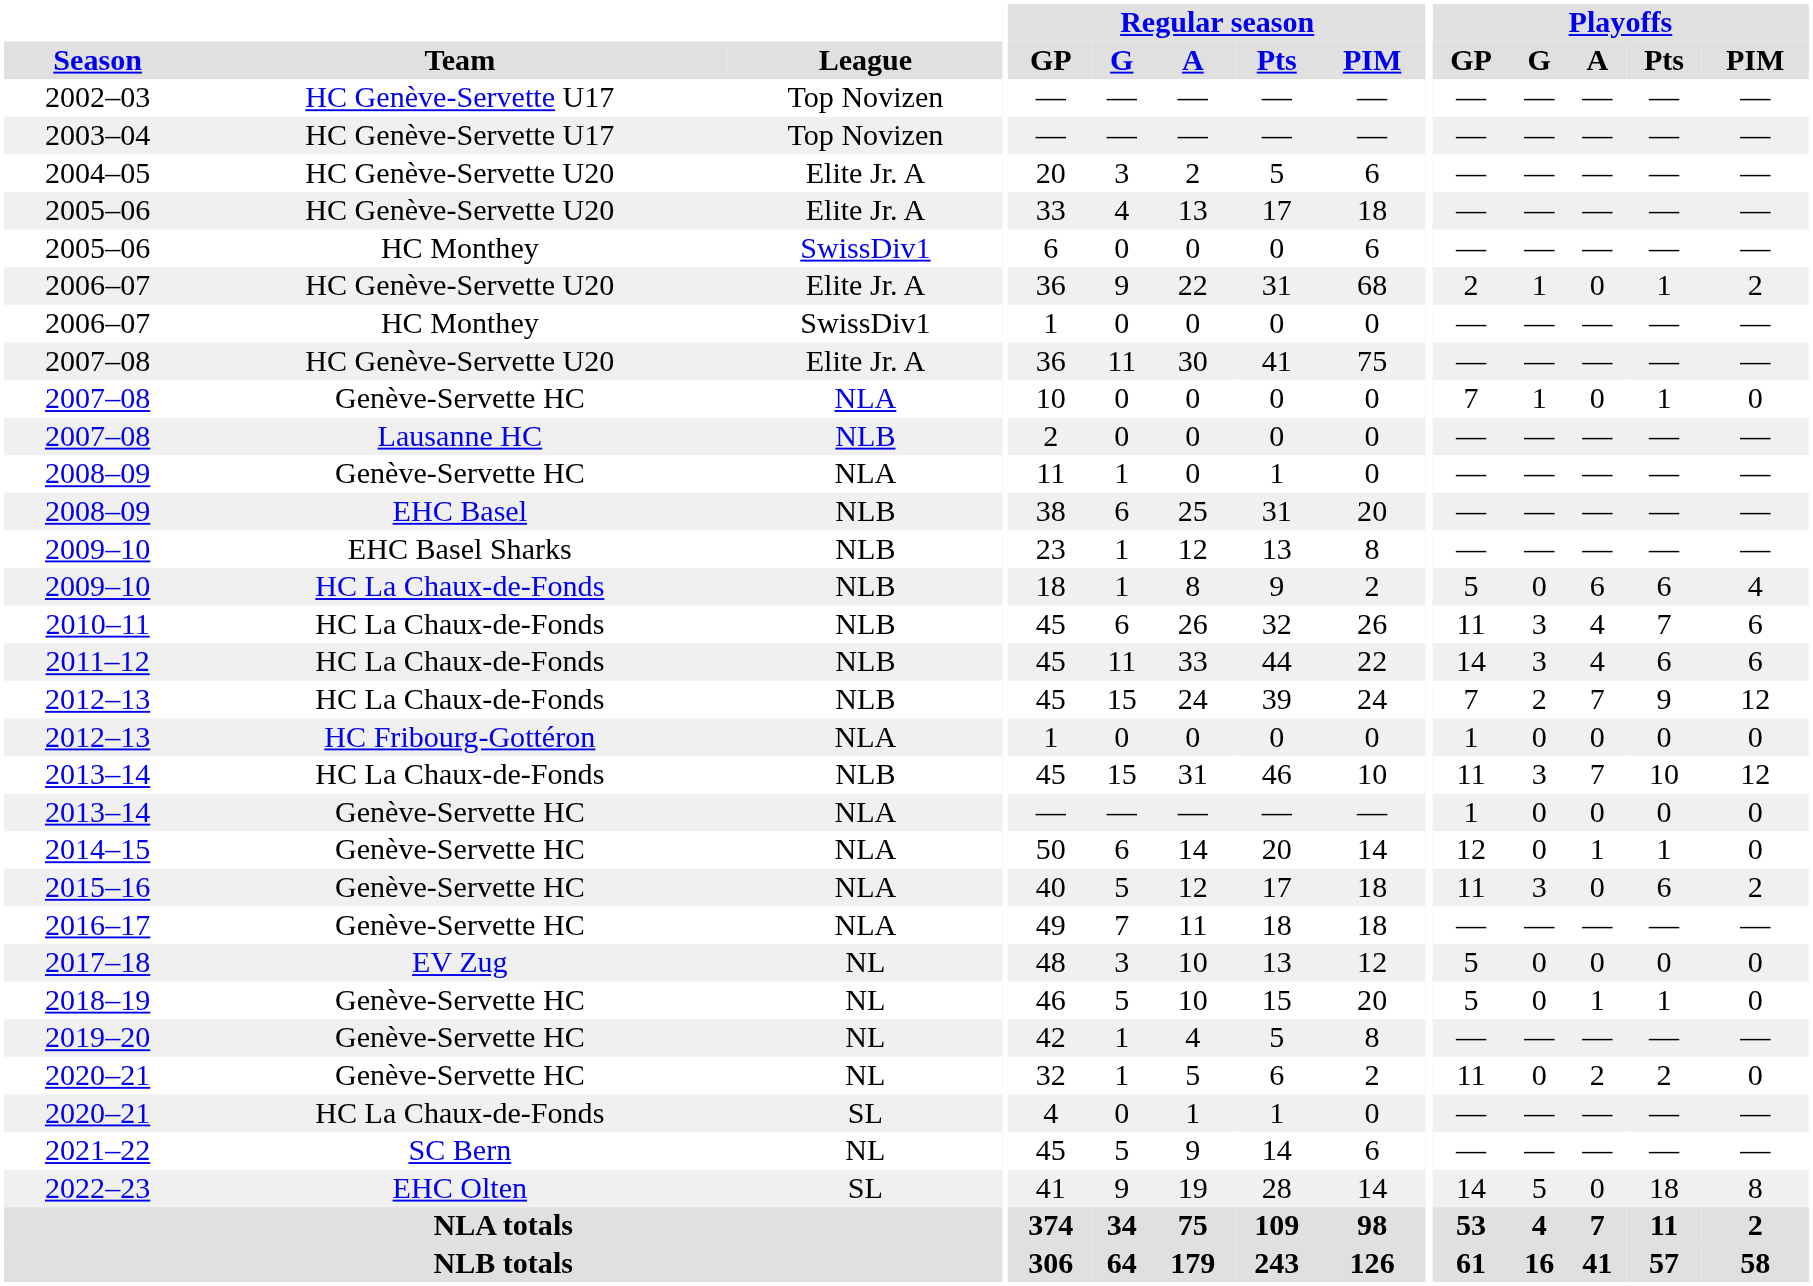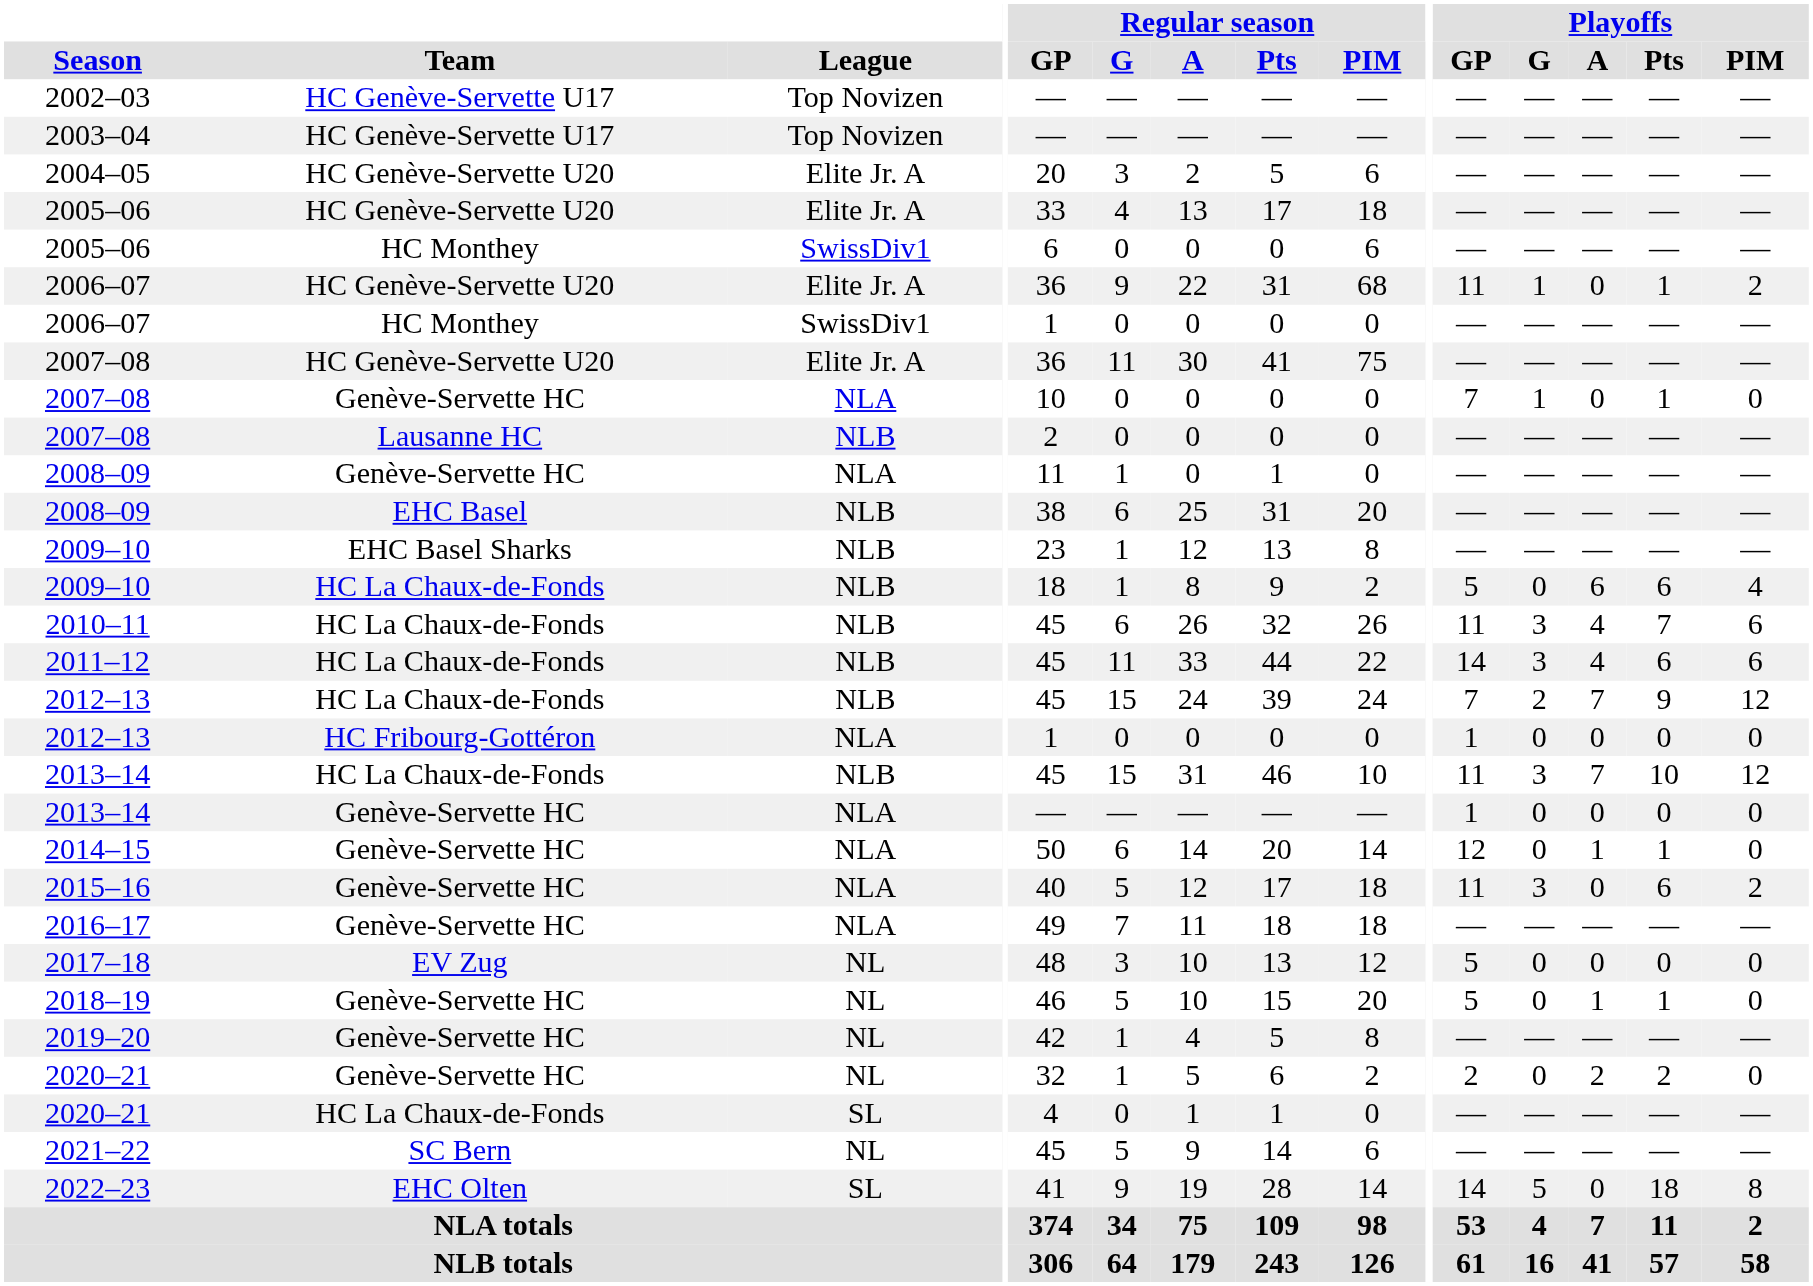(1471, 285) 2 -> (1471, 285) 11
(1471, 1075) 11 -> (1471, 1075) 2
